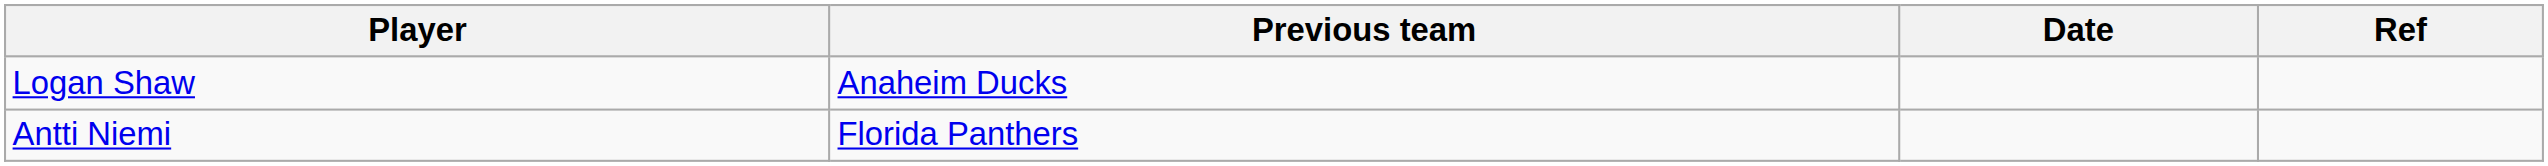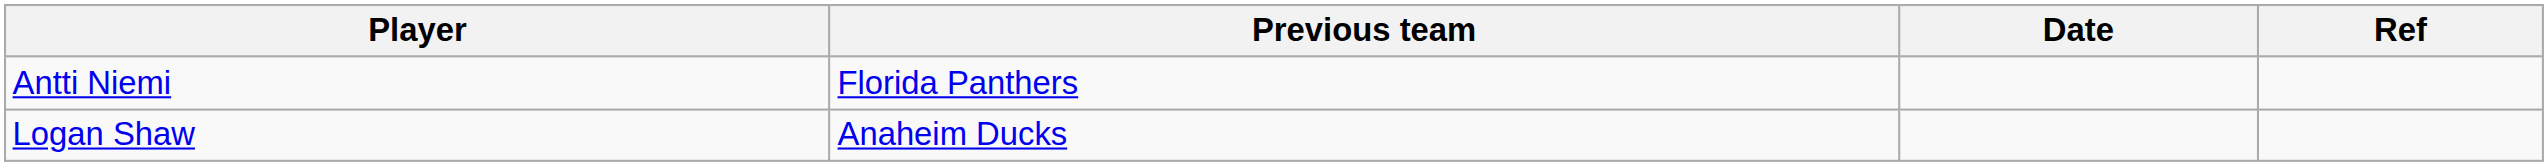rows swapped: (92, 134) <-> (104, 82)
